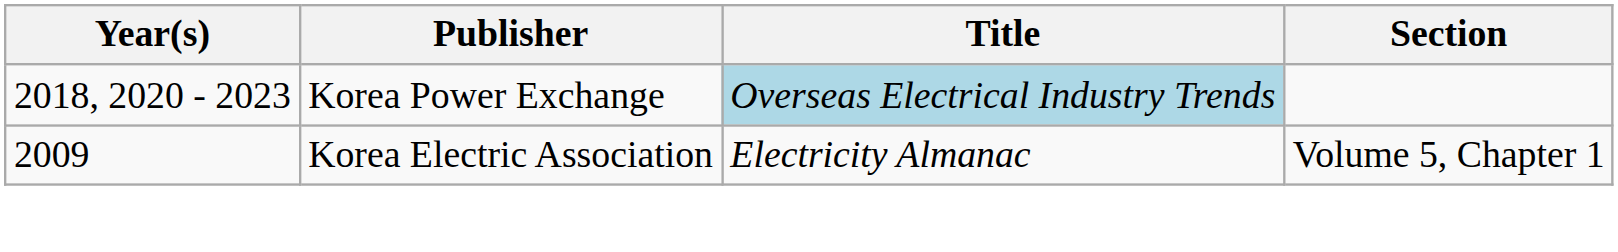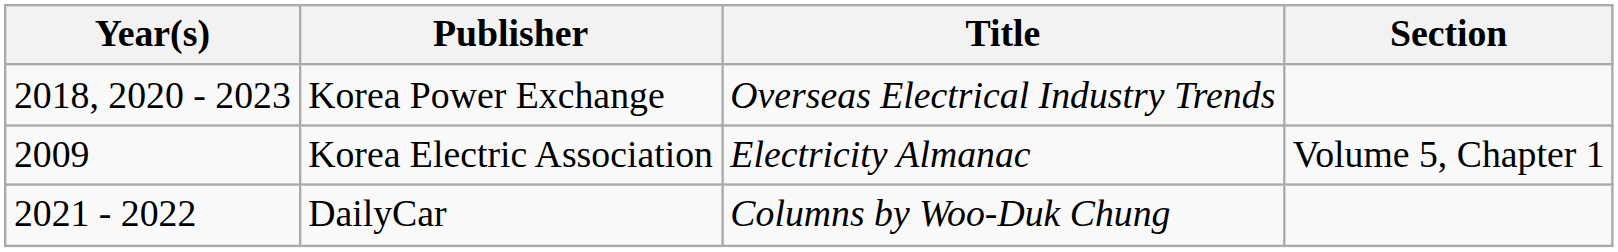(1003, 94) lightblue background -> (1003, 94) no background
+ row: (377, 214)
